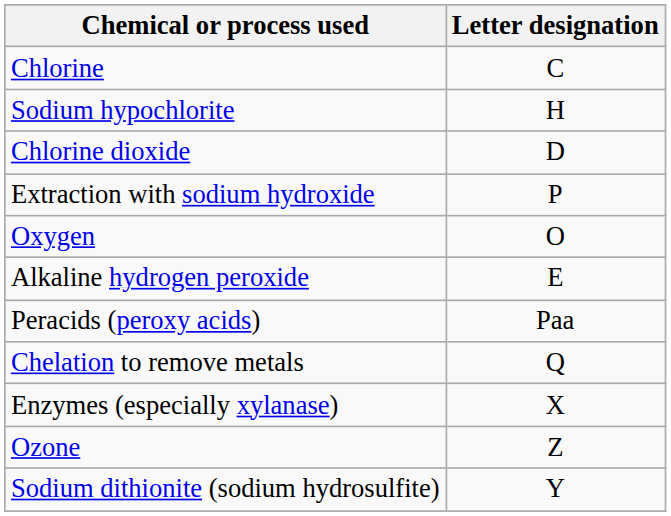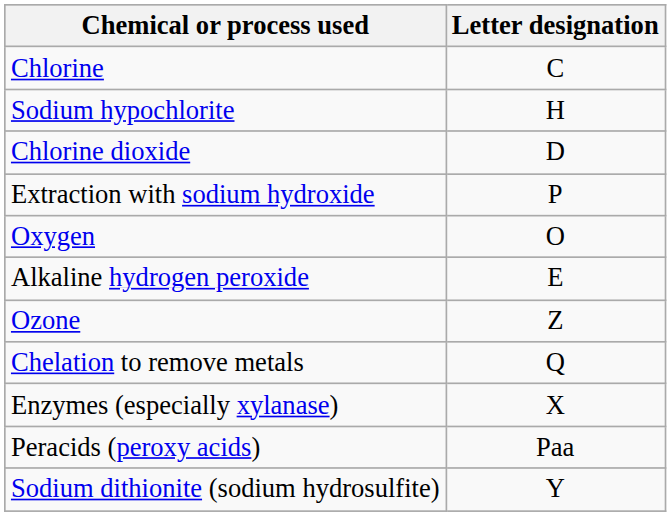rows swapped: (46, 446) <-> (136, 320)
